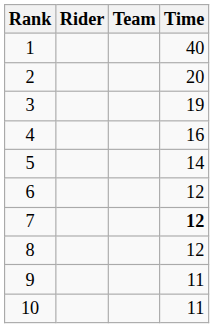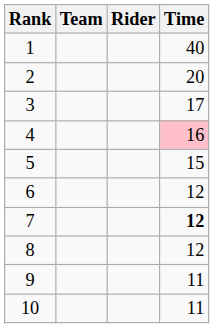columns swapped: (82, 18) <-> (134, 18)
(195, 105) 19 -> (195, 105) 17
(195, 134) no background -> (195, 134) pink background
(195, 163) 14 -> (195, 163) 15
